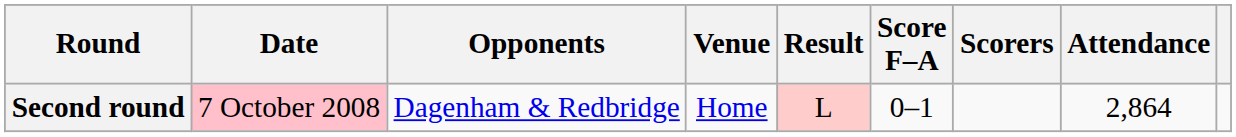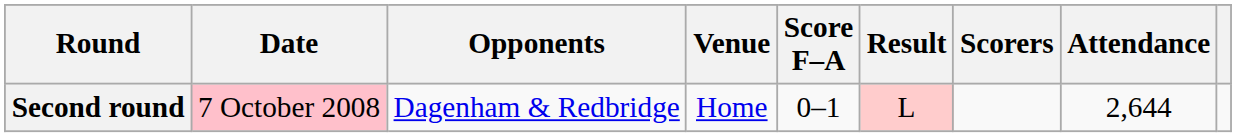columns swapped: (824, 44) <-> (912, 44)
(1139, 107) 2,864 -> (1139, 107) 2,644
